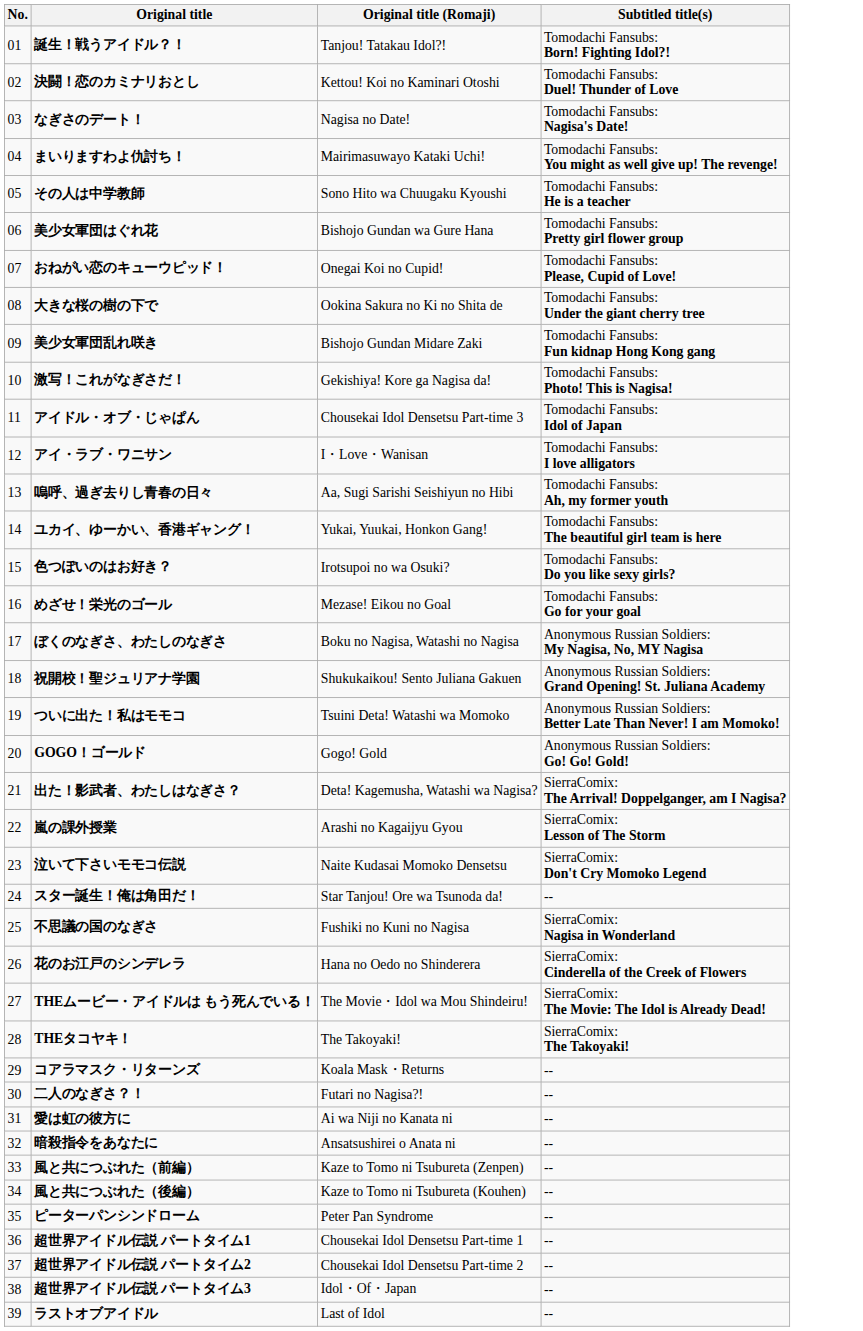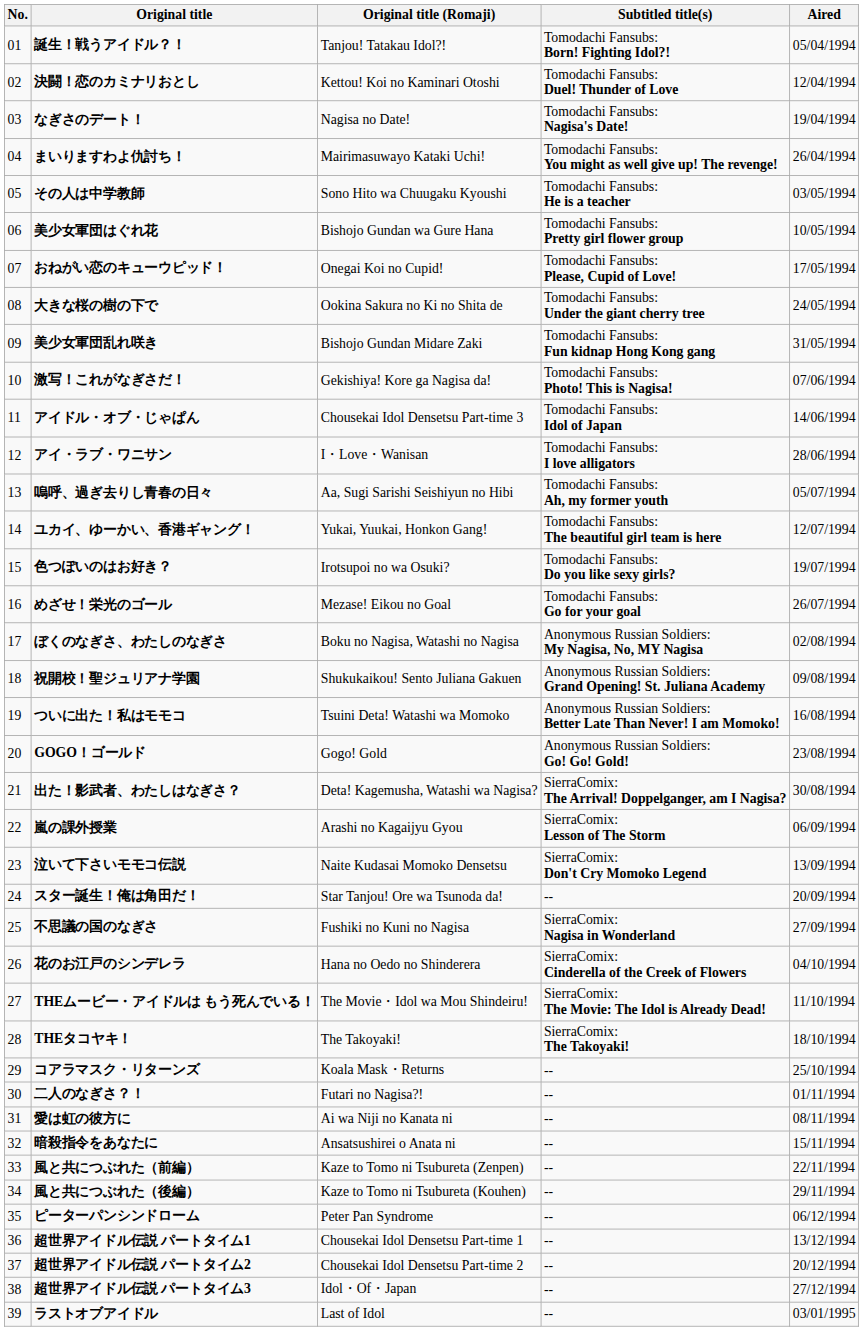+ column: (824, 15)
